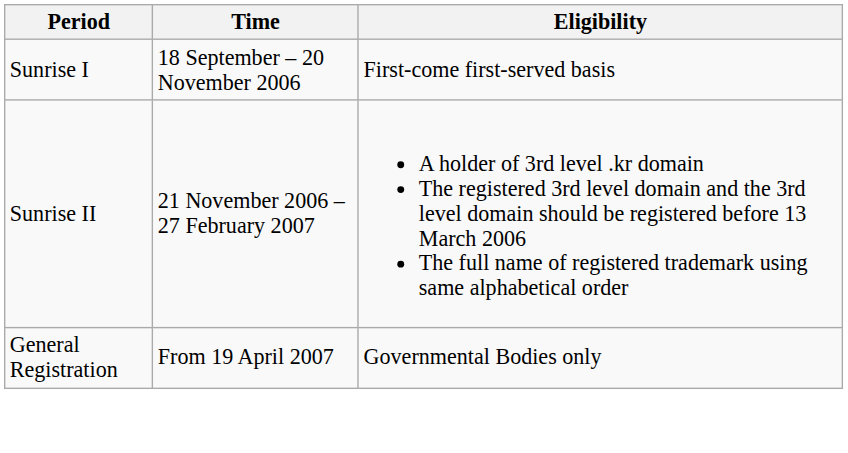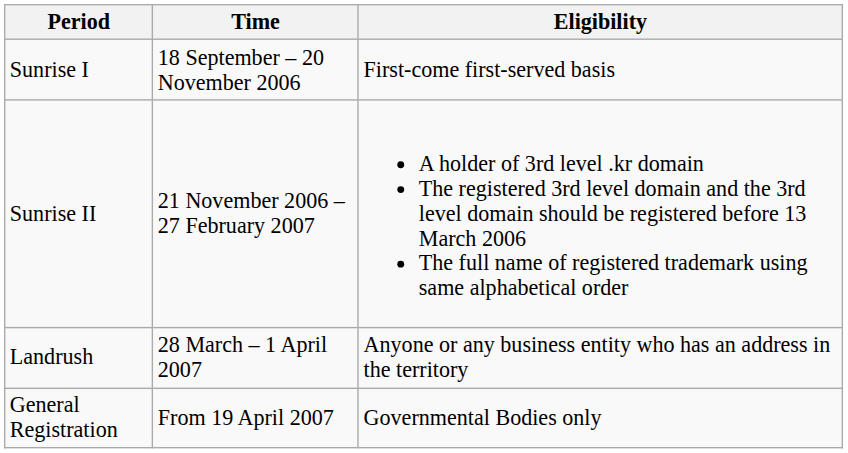+ row: (51, 357)
